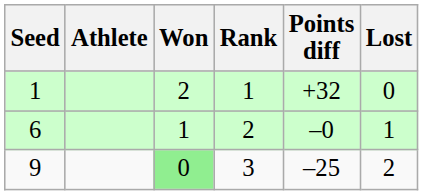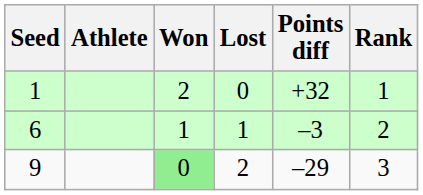columns swapped: (389, 37) <-> (249, 37)
(321, 129) –0 -> (311, 129) –3
(321, 168) –25 -> (311, 168) –29
